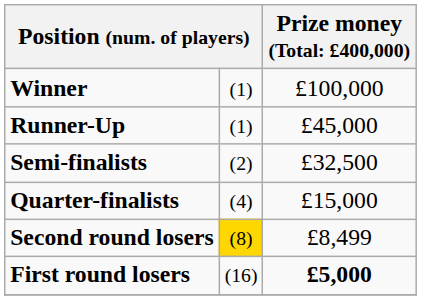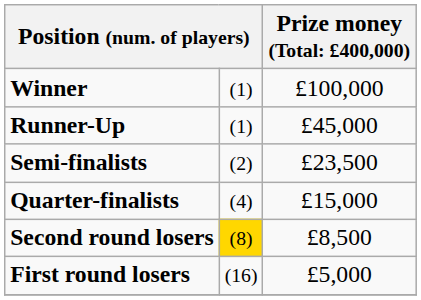(339, 162) £32,500 -> (339, 162) £23,500
(339, 237) £8,499 -> (339, 237) £8,500
(339, 275) bold -> (339, 275) normal
